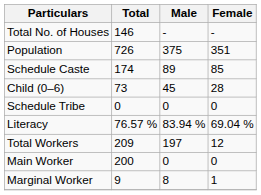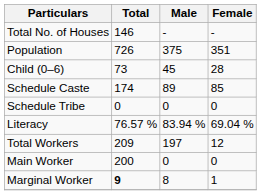rows swapped: (36, 87) <-> (48, 69)
(118, 180) normal -> (118, 180) bold
